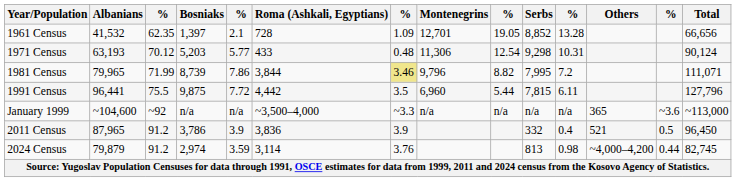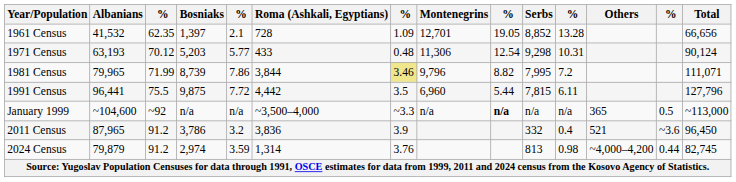(501, 111) normal -> (501, 111) bold
(669, 111) ~3.6 -> (666, 111) 0.5
(237, 130) 3.9 -> (237, 130) 3.2
(666, 130) 0.5 -> (669, 130) ~3.6
(268, 149) 3,114 -> (268, 149) 1,314
